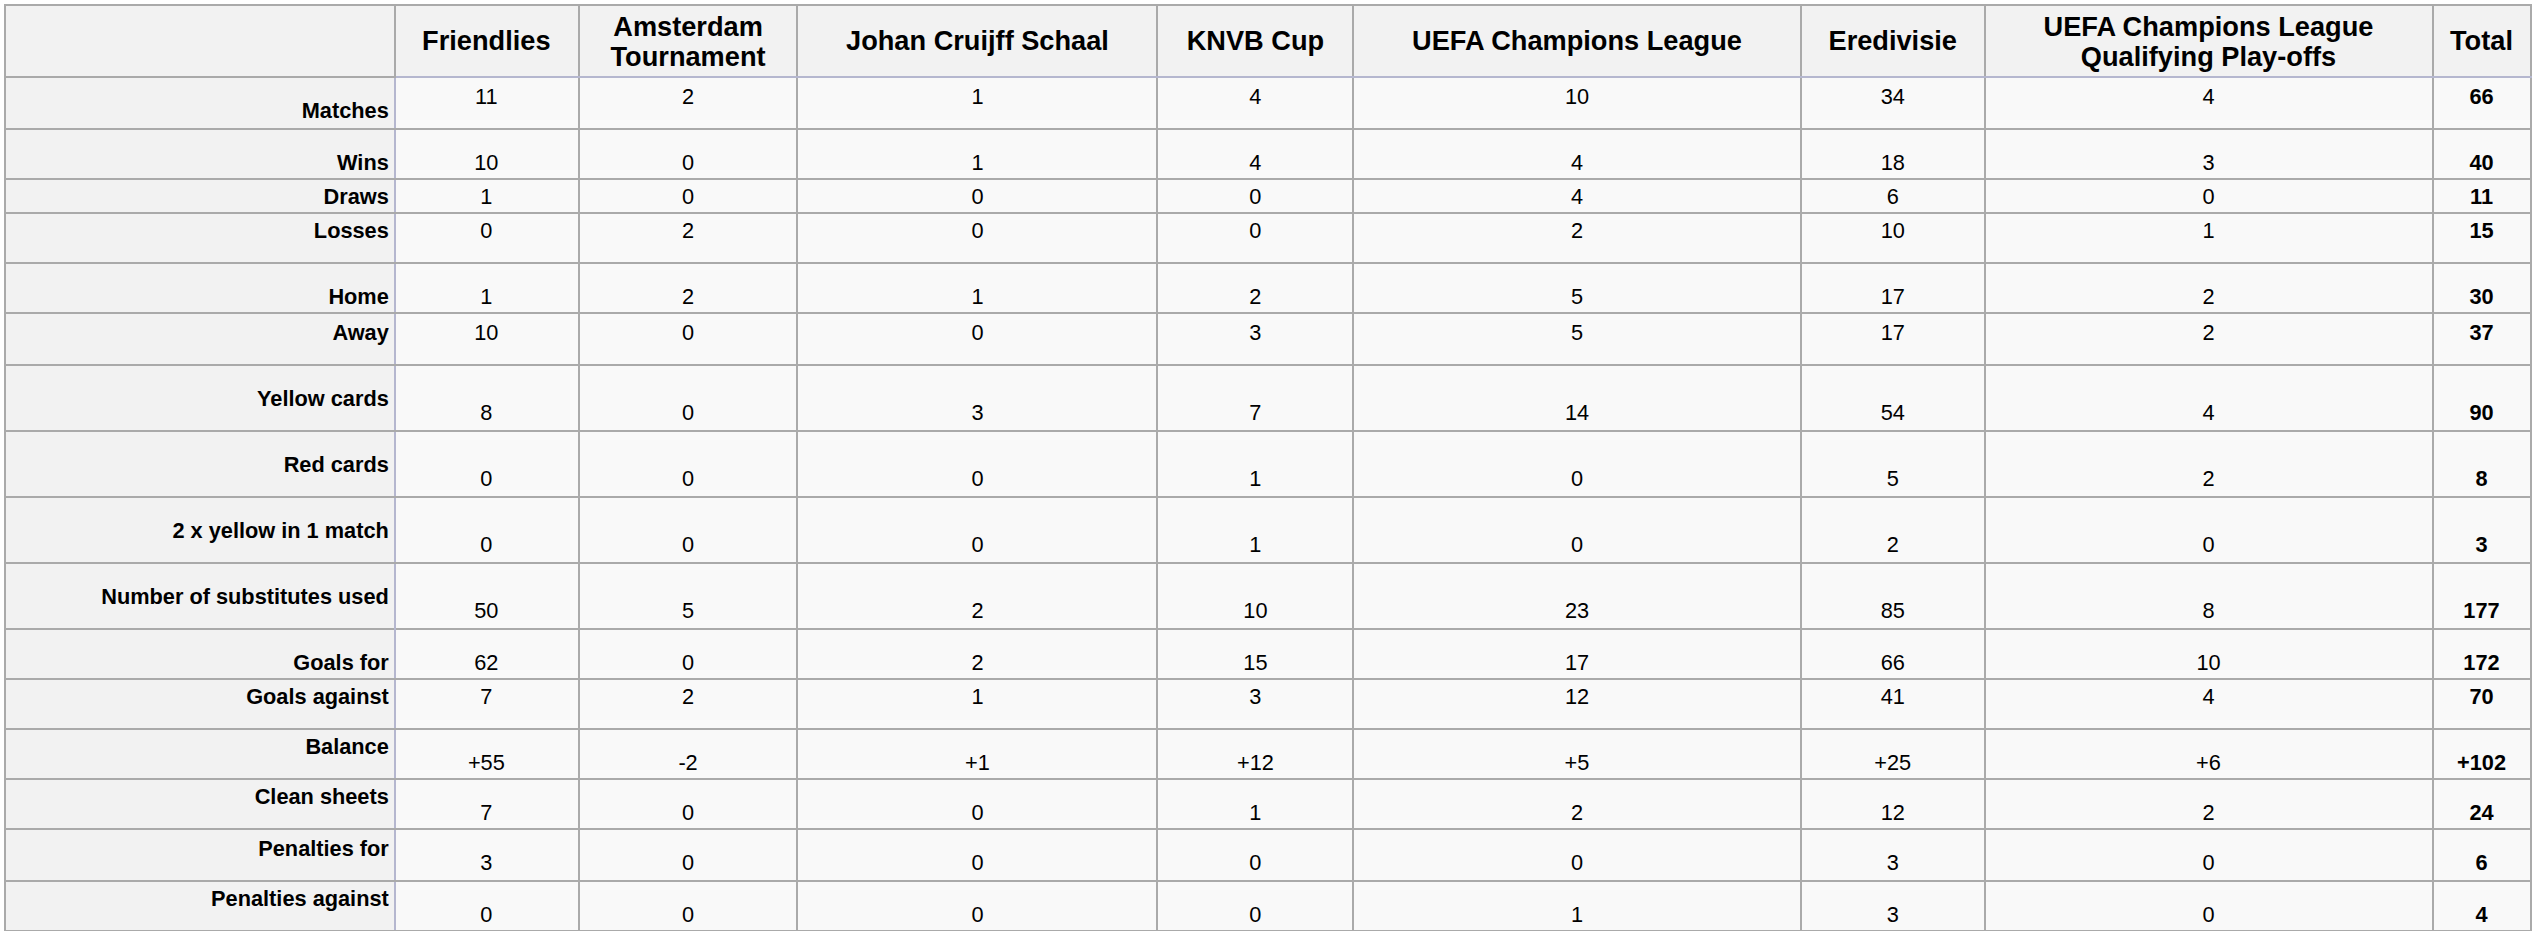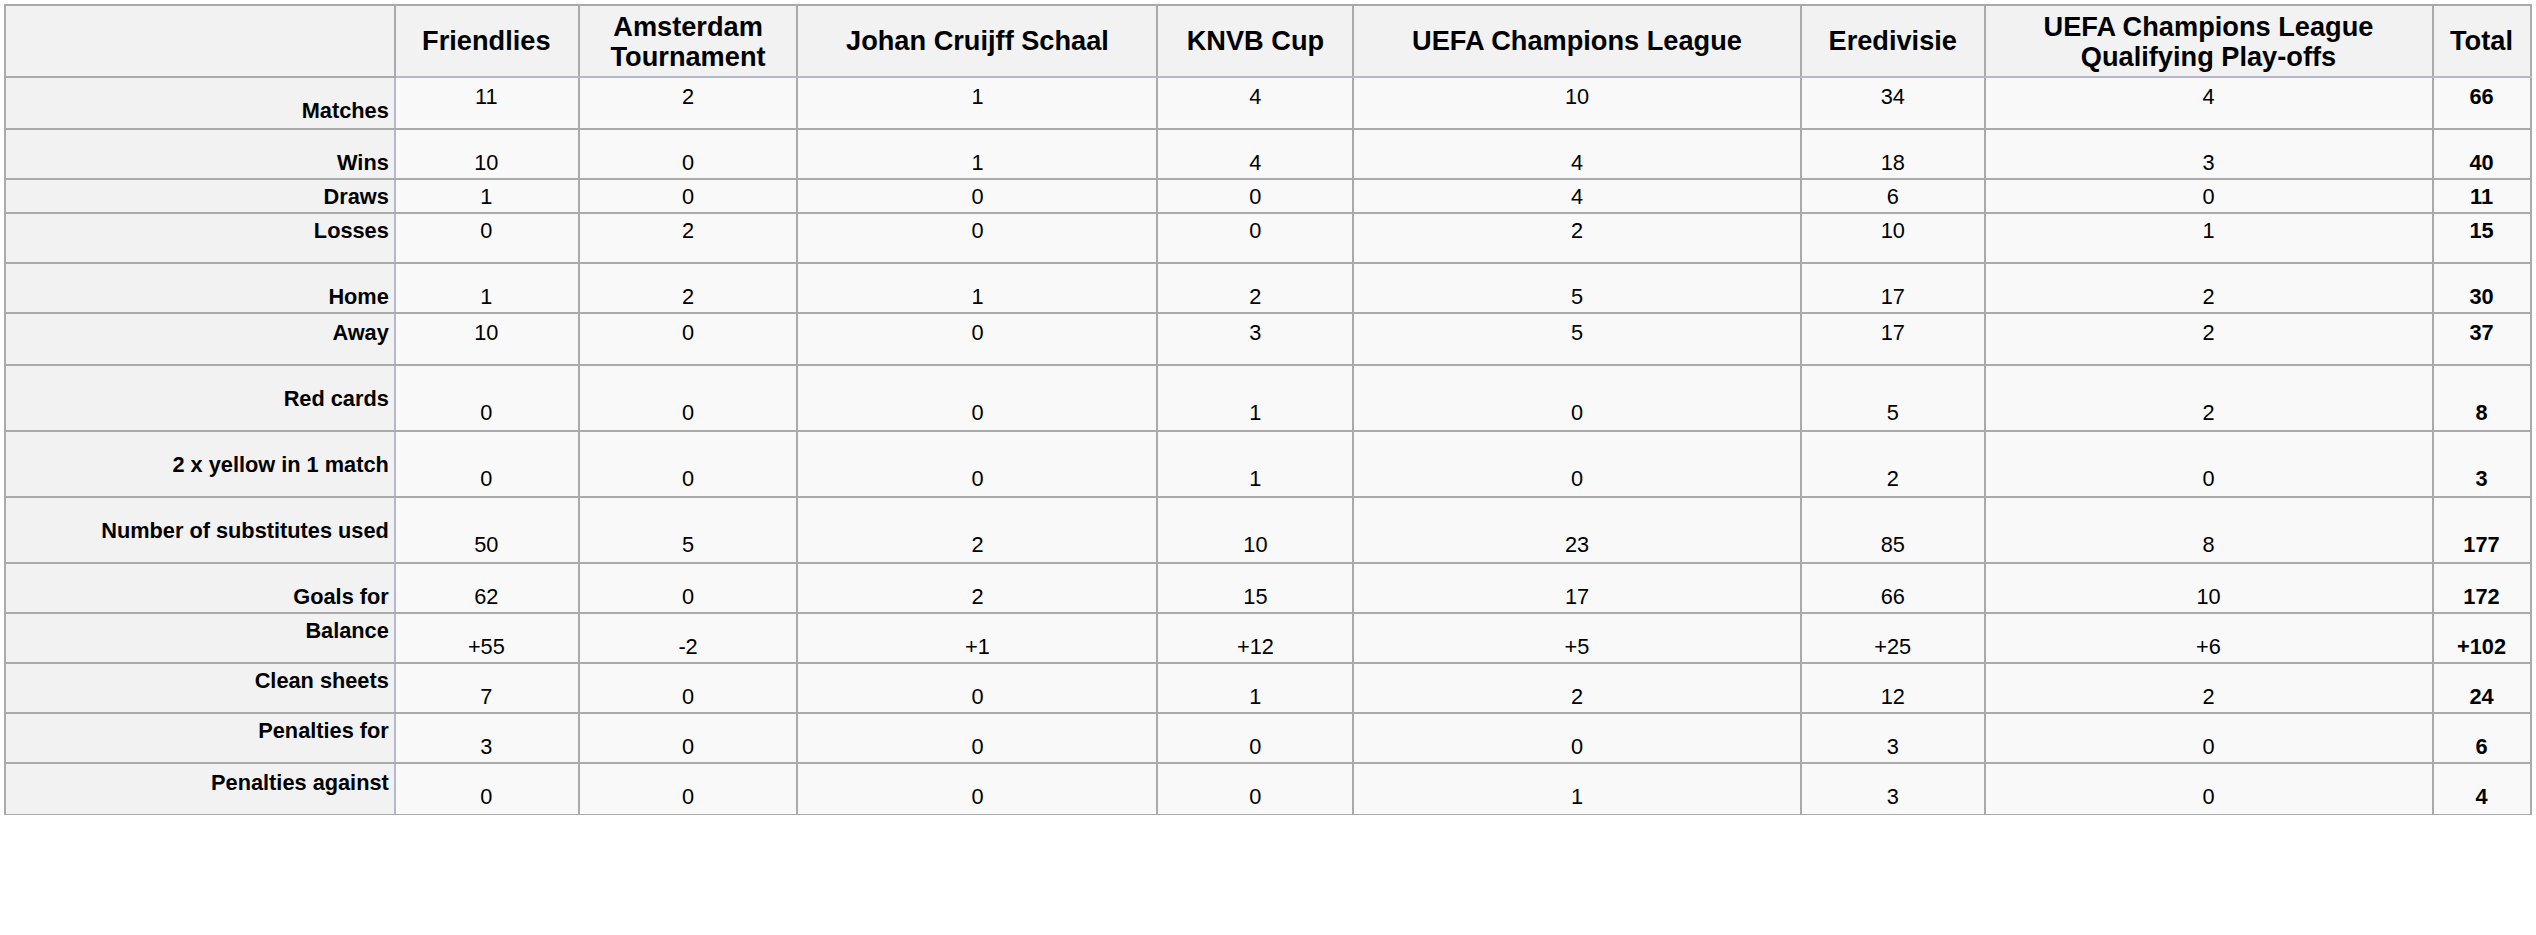- row: (323, 397)
- row: (317, 696)
